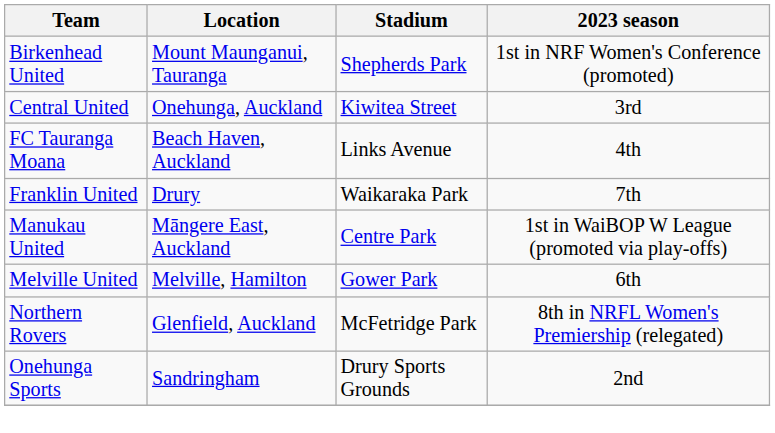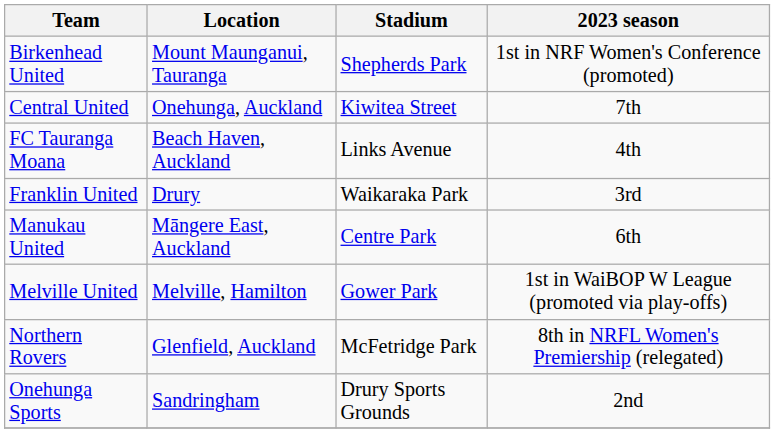(628, 107) 3rd -> (628, 107) 7th
(628, 193) 7th -> (628, 193) 3rd
(628, 237) 1st in WaiBOP W League (promoted via play-offs) -> (628, 237) 6th
(628, 280) 6th -> (628, 291) 1st in WaiBOP W League (promoted via play-offs)
